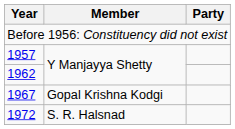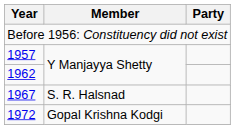(105, 94) Gopal Krishna Kodgi -> (86, 94) S. R. Halsnad
(86, 114) S. R. Halsnad -> (105, 114) Gopal Krishna Kodgi
